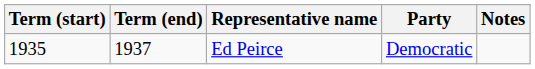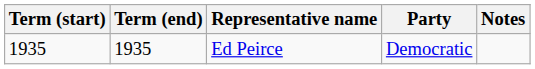(133, 48) 1937 -> (133, 48) 1935
